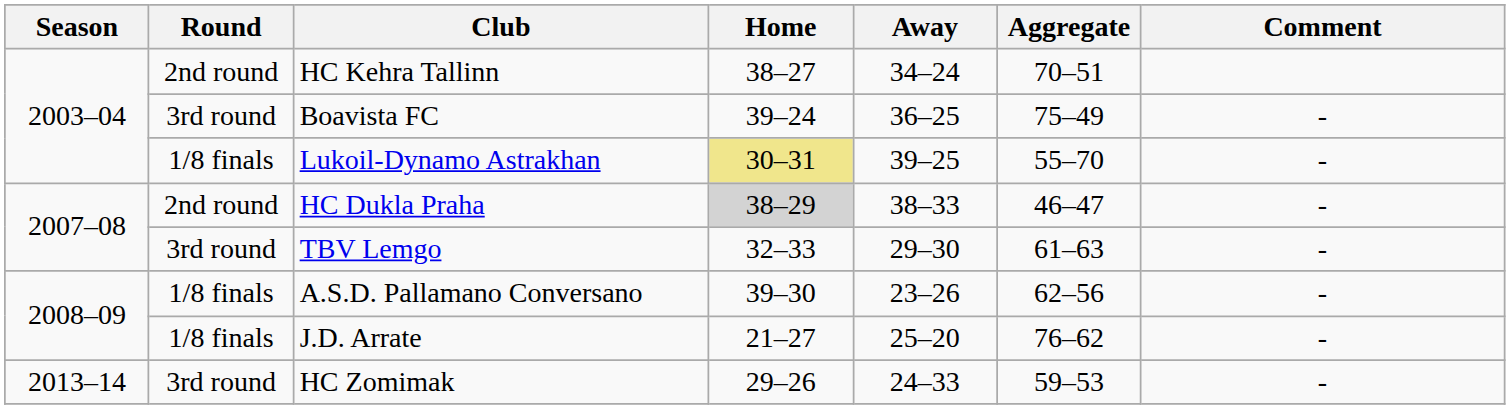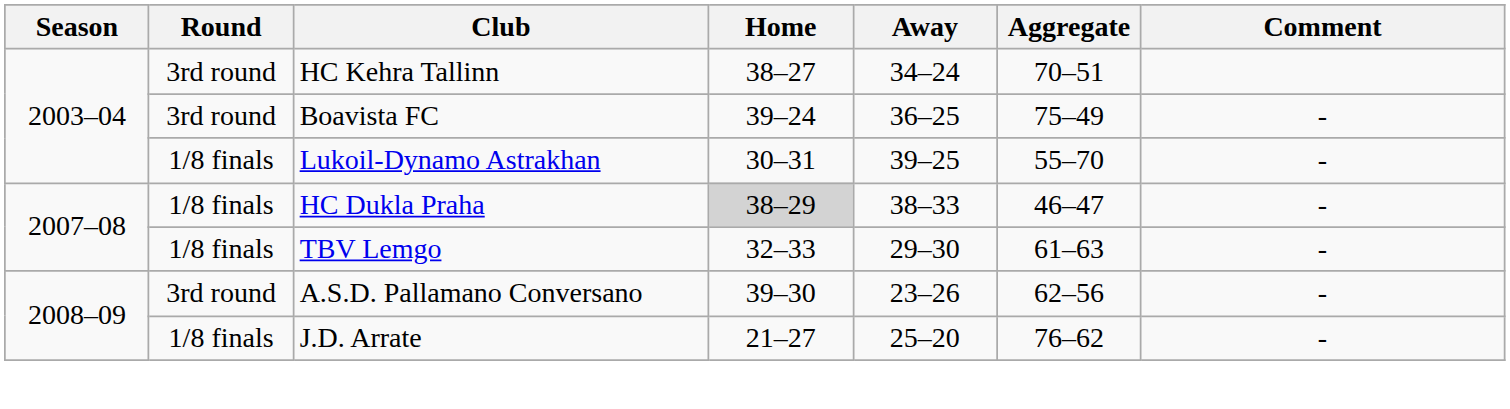(221, 71) 2nd round -> (221, 71) 3rd round
(781, 159) khaki background -> (781, 159) no background
(221, 204) 2nd round -> (221, 204) 1/8 finals
(221, 248) 3rd round -> (221, 248) 1/8 finals
(221, 293) 1/8 finals -> (221, 293) 3rd round
- row: (377, 381)
